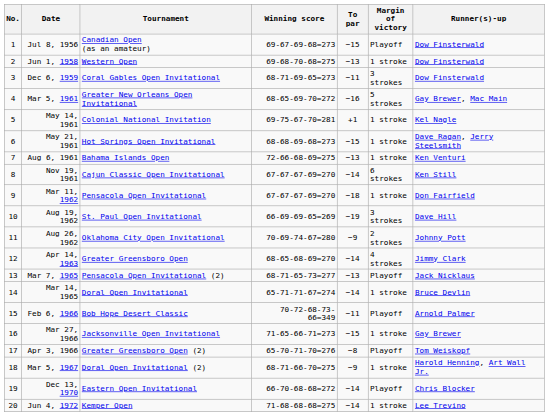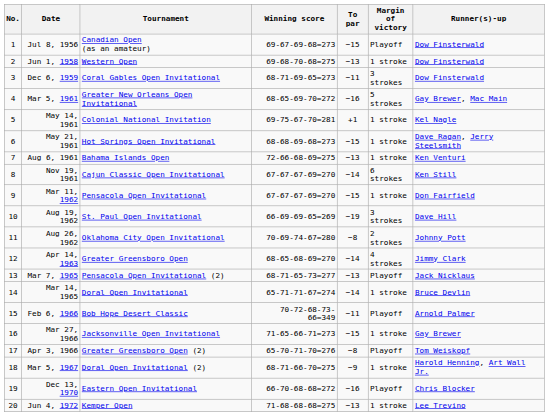(353, 196) −18 -> (353, 196) −15
(353, 238) −9 -> (353, 238) −8
(353, 389) −14 -> (353, 389) −16
(353, 406) −14 -> (353, 406) −13
